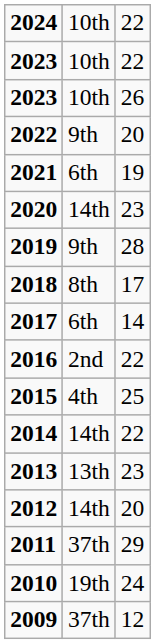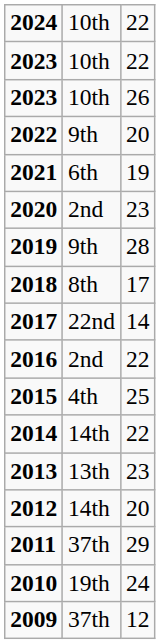(89, 209) 14th -> (86, 209) 2nd
(83, 321) 6th -> (92, 321) 22nd
